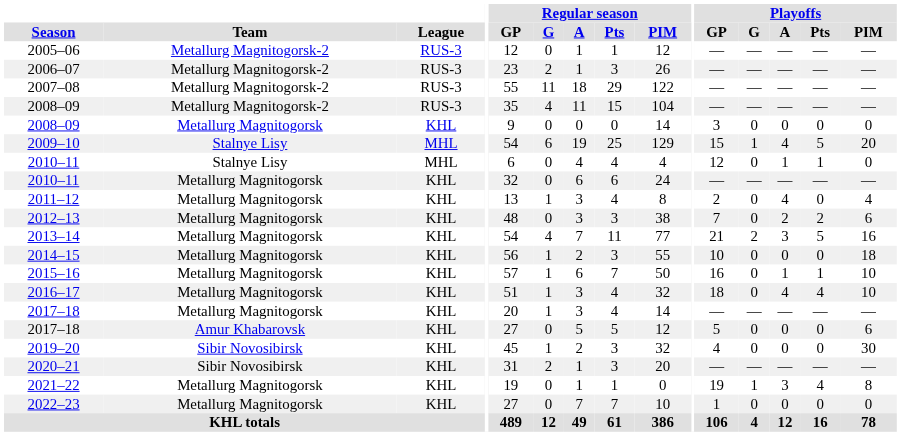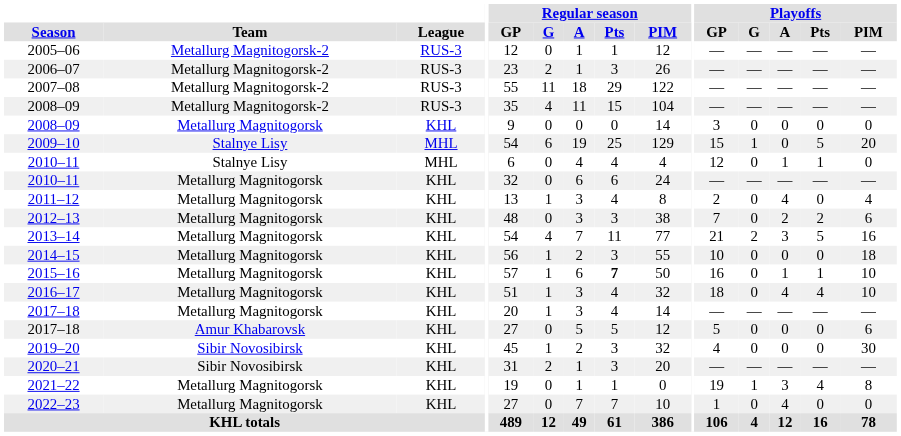(785, 143) 4 -> (785, 143) 0
(614, 273) normal -> (614, 273) bold
(785, 403) 0 -> (785, 403) 4
